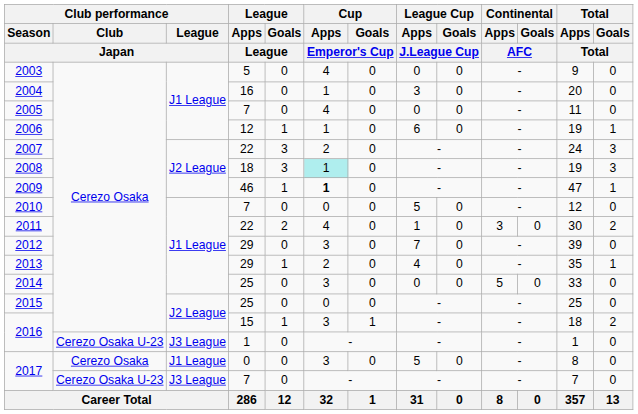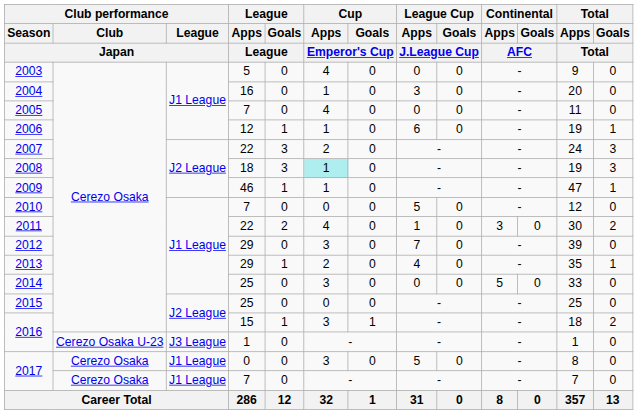(326, 187) bold -> (326, 187) normal
(110, 380) Cerezo Osaka U-23 -> (110, 380) Cerezo Osaka
(198, 380) J3 League -> (198, 380) J1 League
